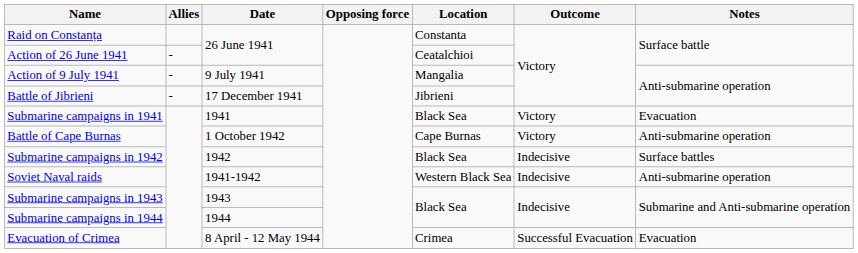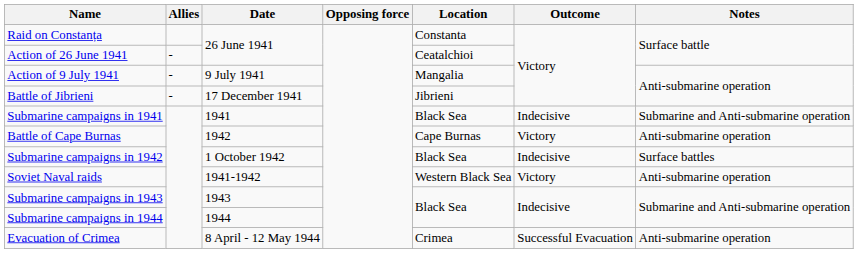(536, 116) Victory -> (544, 116) Indecisive
(668, 116) Evacuation -> (744, 116) Submarine and Anti-submarine operation
(245, 136) 1 October 1942 -> (218, 136) 1942
(218, 156) 1942 -> (245, 156) 1 October 1942
(544, 177) Indecisive -> (536, 177) Victory
(668, 237) Evacuation -> (705, 237) Anti-submarine operation
